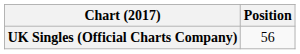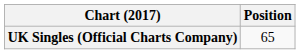(268, 37) 56 -> (268, 37) 65
